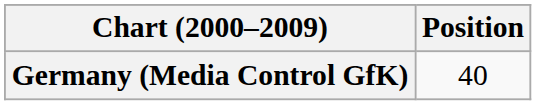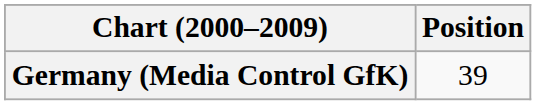(473, 74) 40 -> (473, 74) 39
